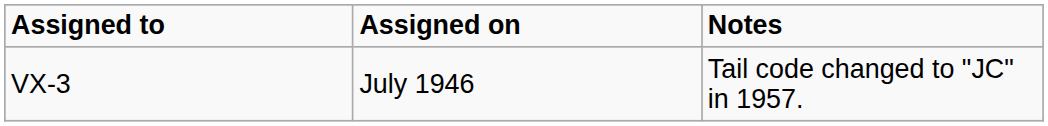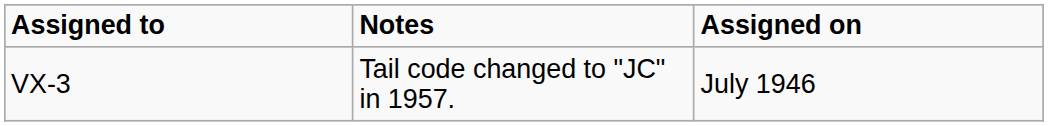columns swapped: (440, 25) <-> (745, 25)
